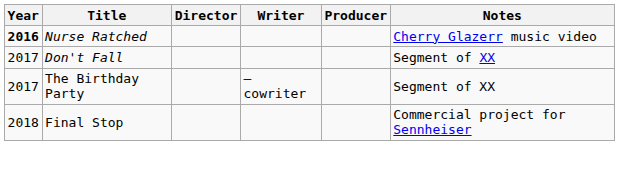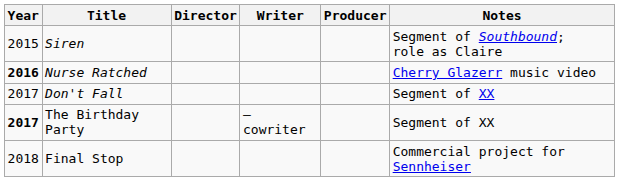+ row: (65, 44)
(23, 86) normal -> (23, 122) bold
